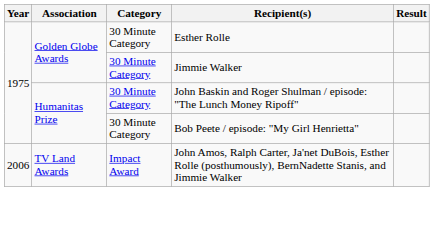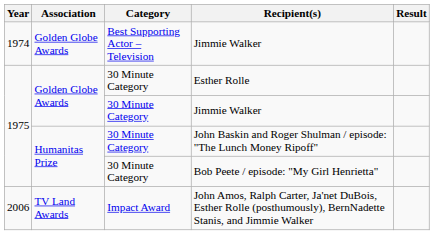+ row: (18, 43)
